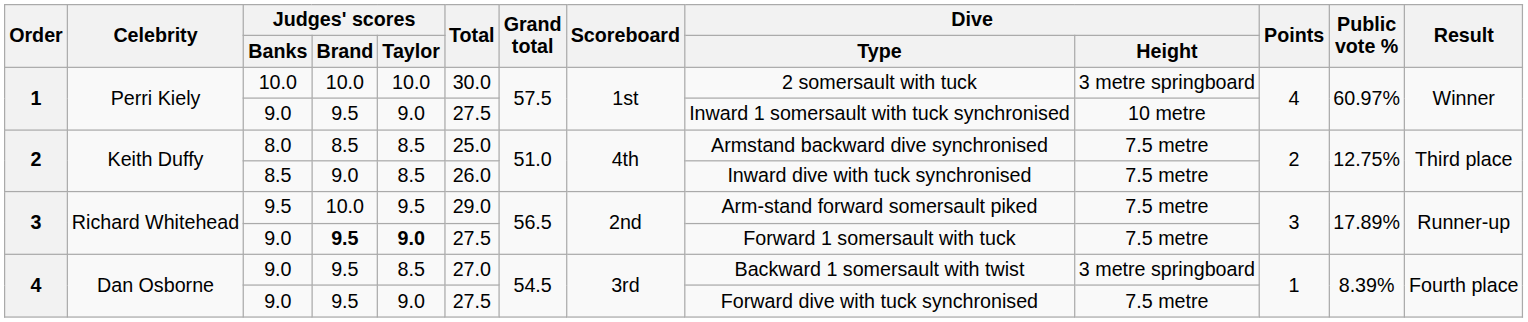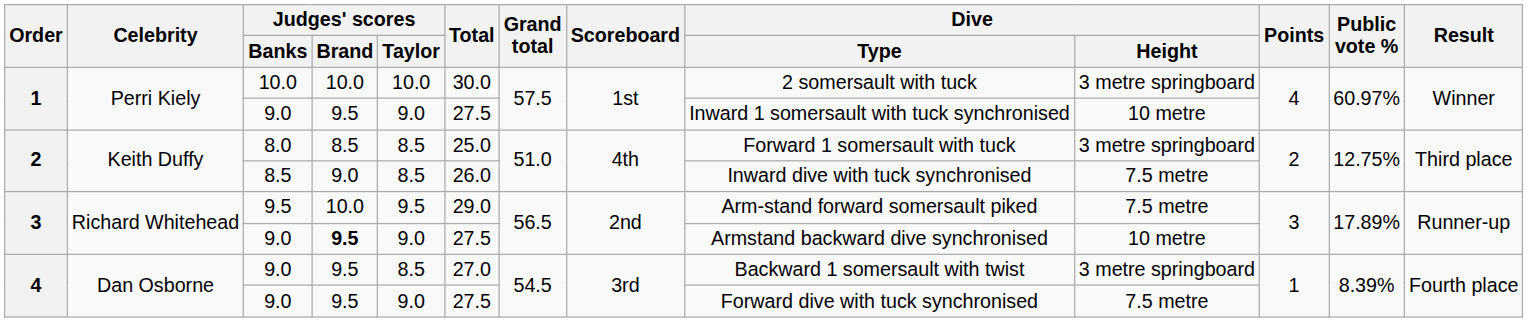(879, 144) Armstand backward dive synchronised -> (879, 144) Forward 1 somersault with tuck
(1167, 144) 7.5 metre -> (1167, 144) 3 metre springboard
(411, 238) bold -> (411, 238) normal
(879, 238) Forward 1 somersault with tuck -> (879, 238) Armstand backward dive synchronised
(1167, 238) 7.5 metre -> (1167, 238) 10 metre
